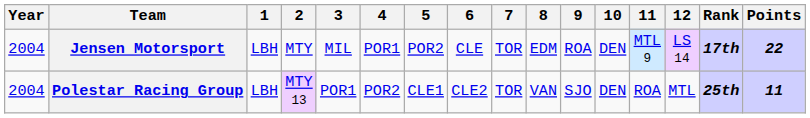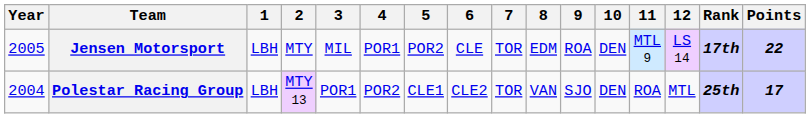(26, 50) 2004 -> (26, 50) 2005
(774, 92) 11 -> (774, 92) 17
